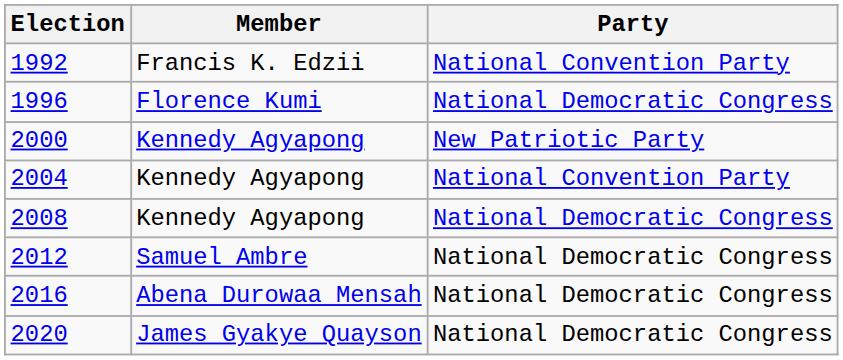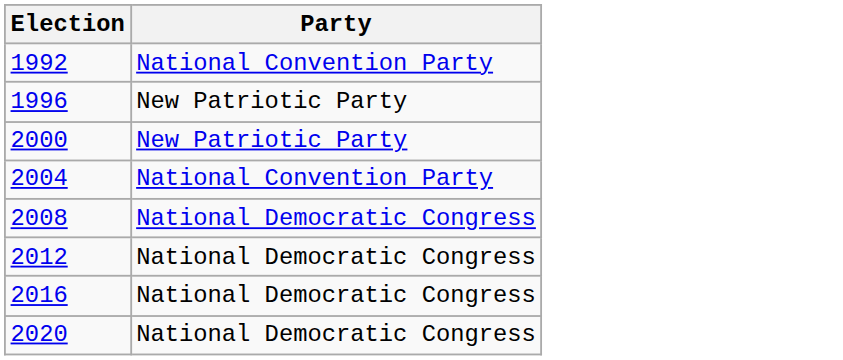- column: (279, 24)
(633, 102) National Democratic Congress -> (272, 102) New Patriotic Party
